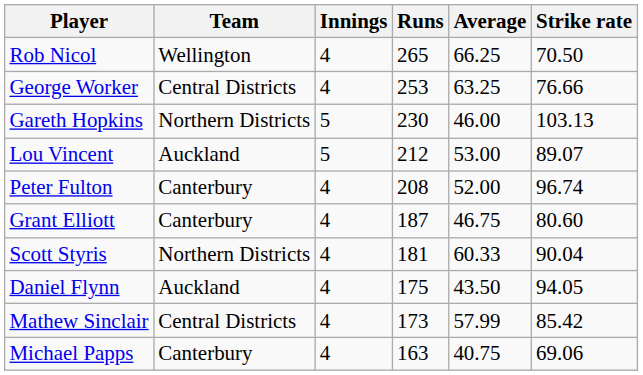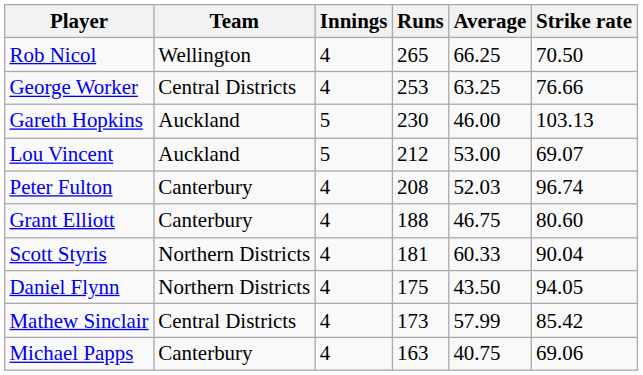(234, 120) Northern Districts -> (199, 120) Auckland
(560, 154) 89.07 -> (560, 154) 69.07
(477, 187) 52.00 -> (477, 187) 52.03
(413, 220) 187 -> (413, 220) 188
(199, 287) Auckland -> (234, 287) Northern Districts
